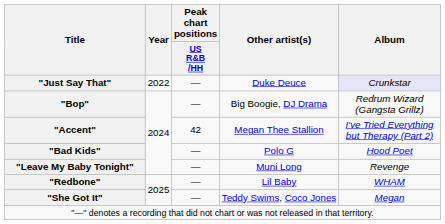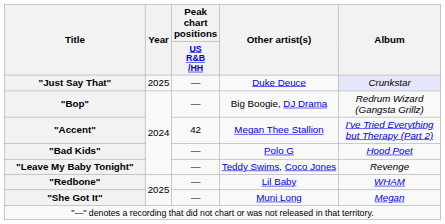(159, 83) 2022 -> (159, 83) 2025
(279, 166) Muni Long -> (279, 166) Teddy Swims, Coco Jones
(279, 197) Teddy Swims, Coco Jones -> (279, 197) Muni Long
